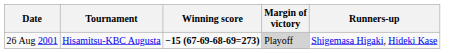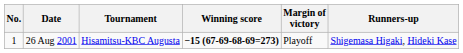+ column: (14, 18)
(279, 40) lightgrey background -> (298, 40) no background
